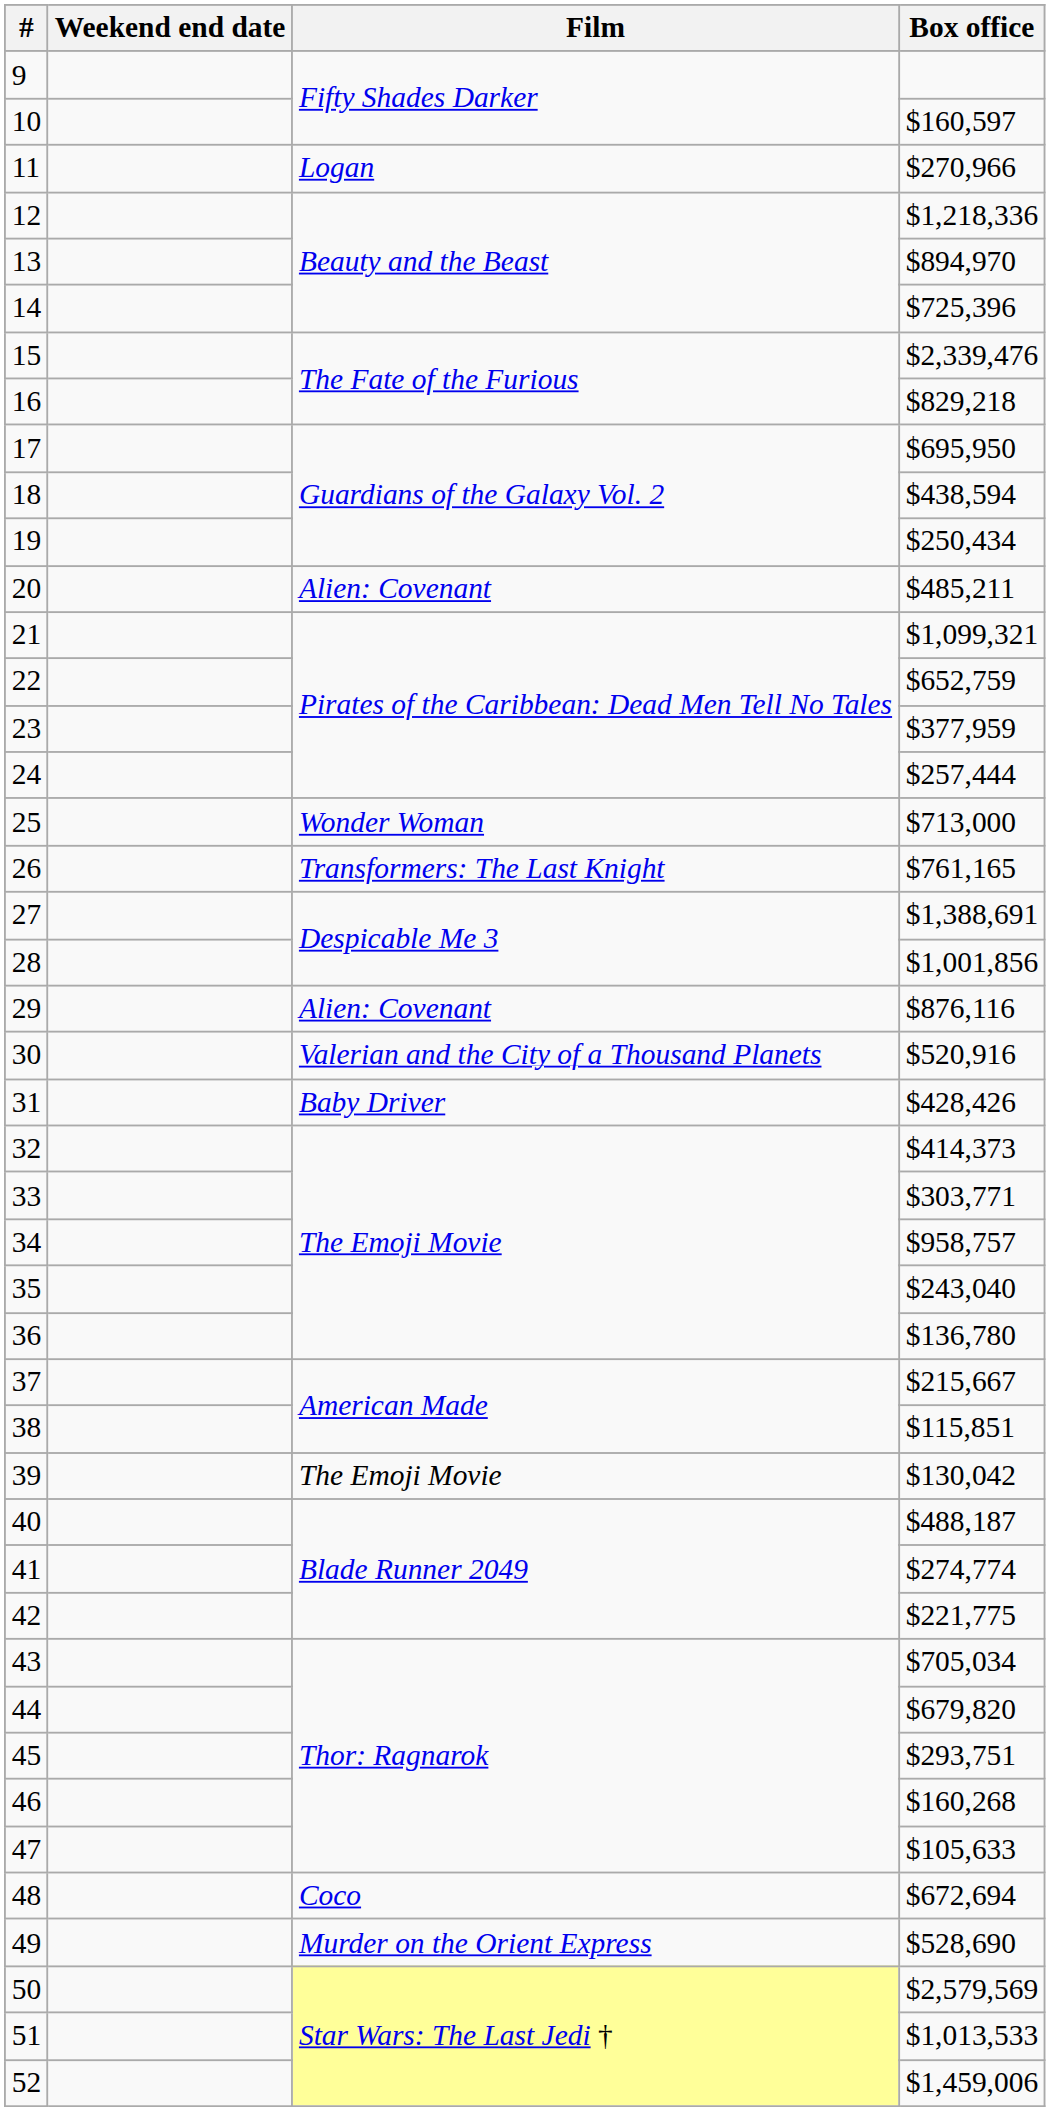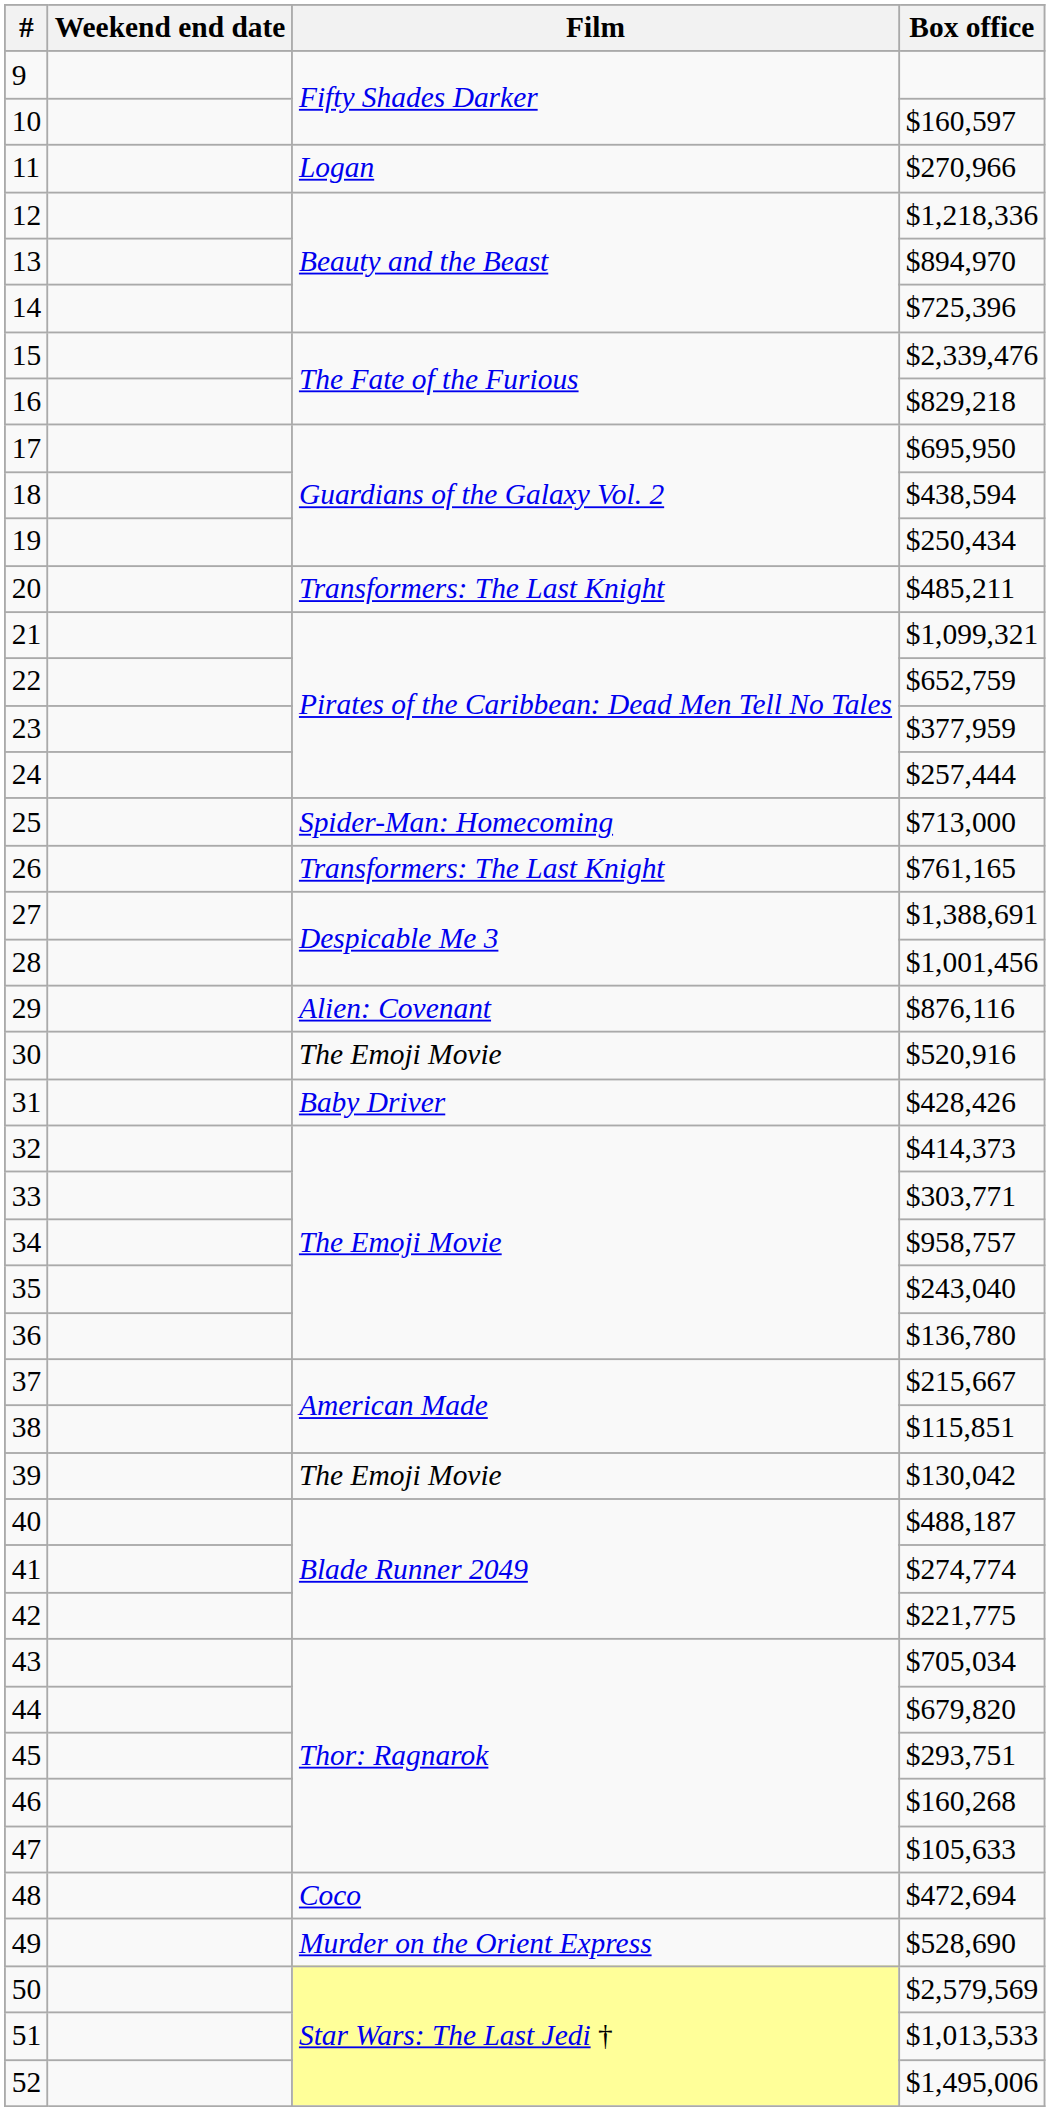(395, 588) Alien: Covenant -> (482, 588) Transformers: The Last Knight
(391, 821) Wonder Woman -> (456, 821) Spider-Man: Homecoming
(972, 961) $1,001,856 -> (972, 961) $1,001,456
(560, 1055) Valerian and the City of a Thousand Planets -> (400, 1055) The Emoji Movie
(961, 1895) $672,694 -> (961, 1895) $472,694
(972, 2082) $1,459,006 -> (972, 2082) $1,495,006
